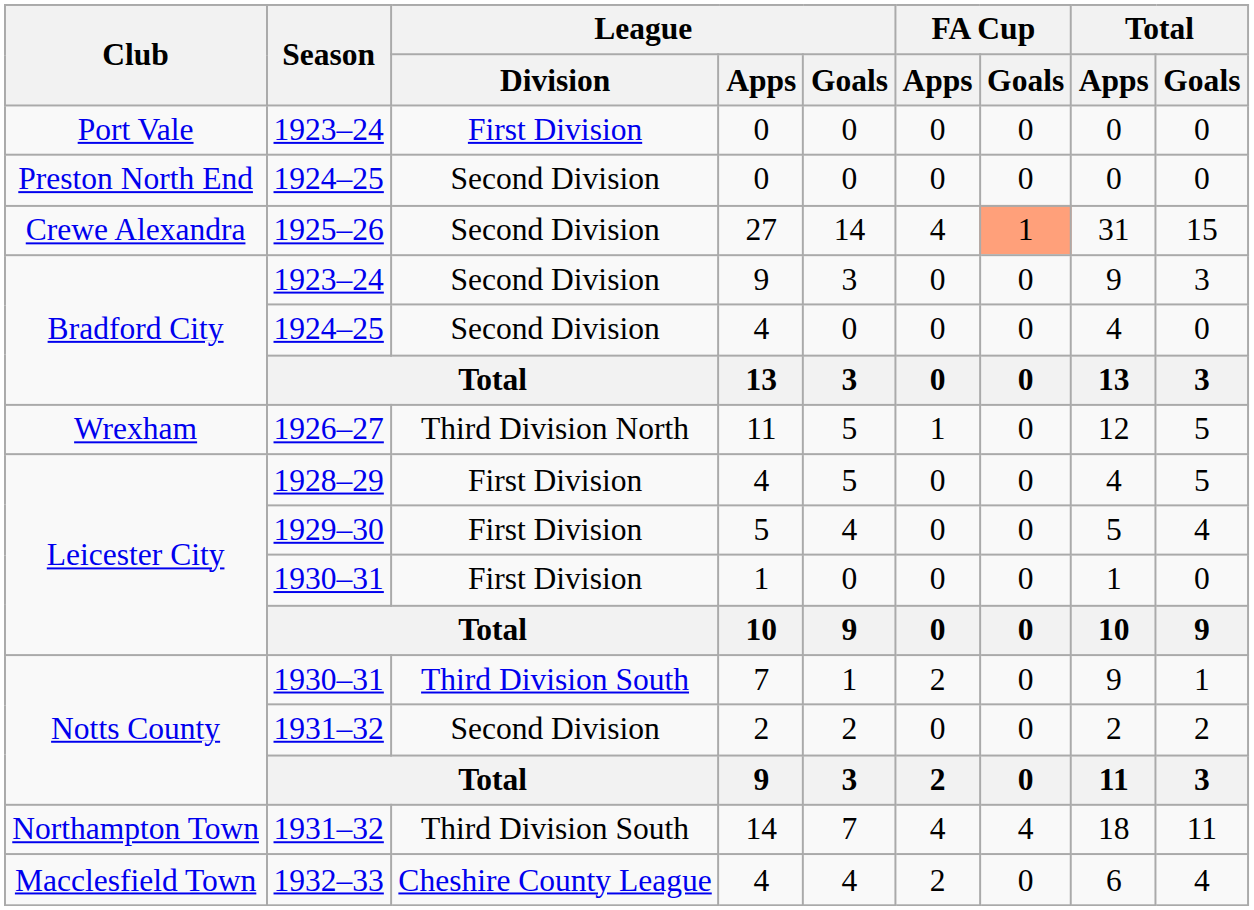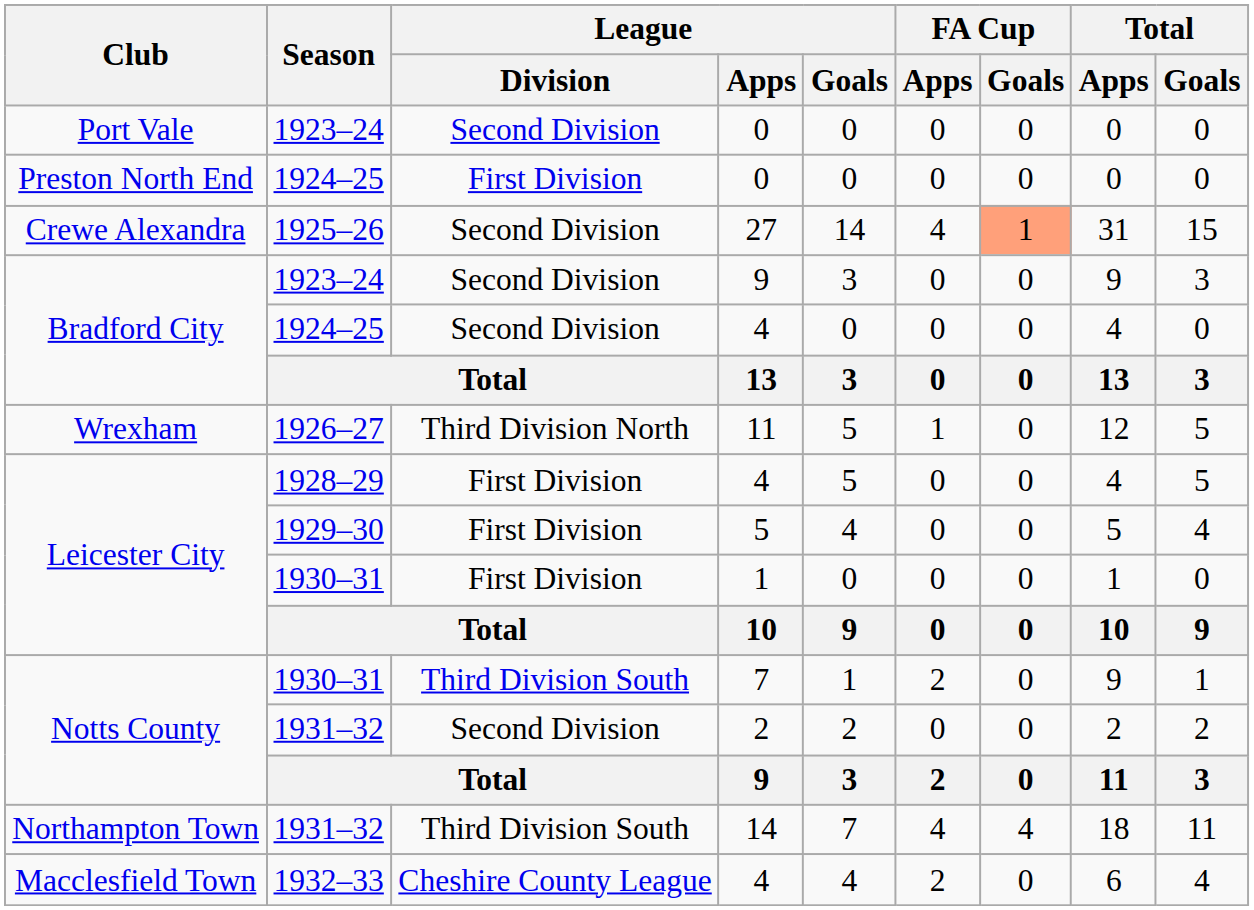(555, 129) First Division -> (555, 129) Second Division
(555, 179) Second Division -> (555, 179) First Division
